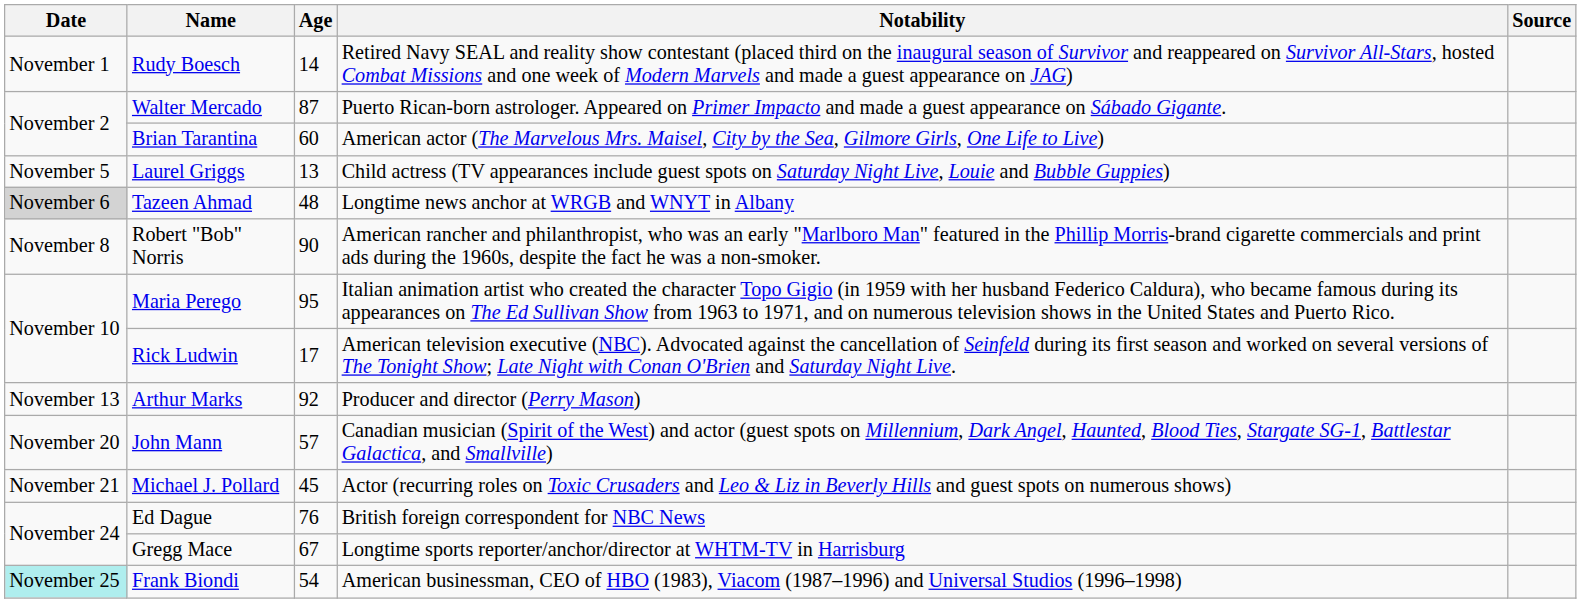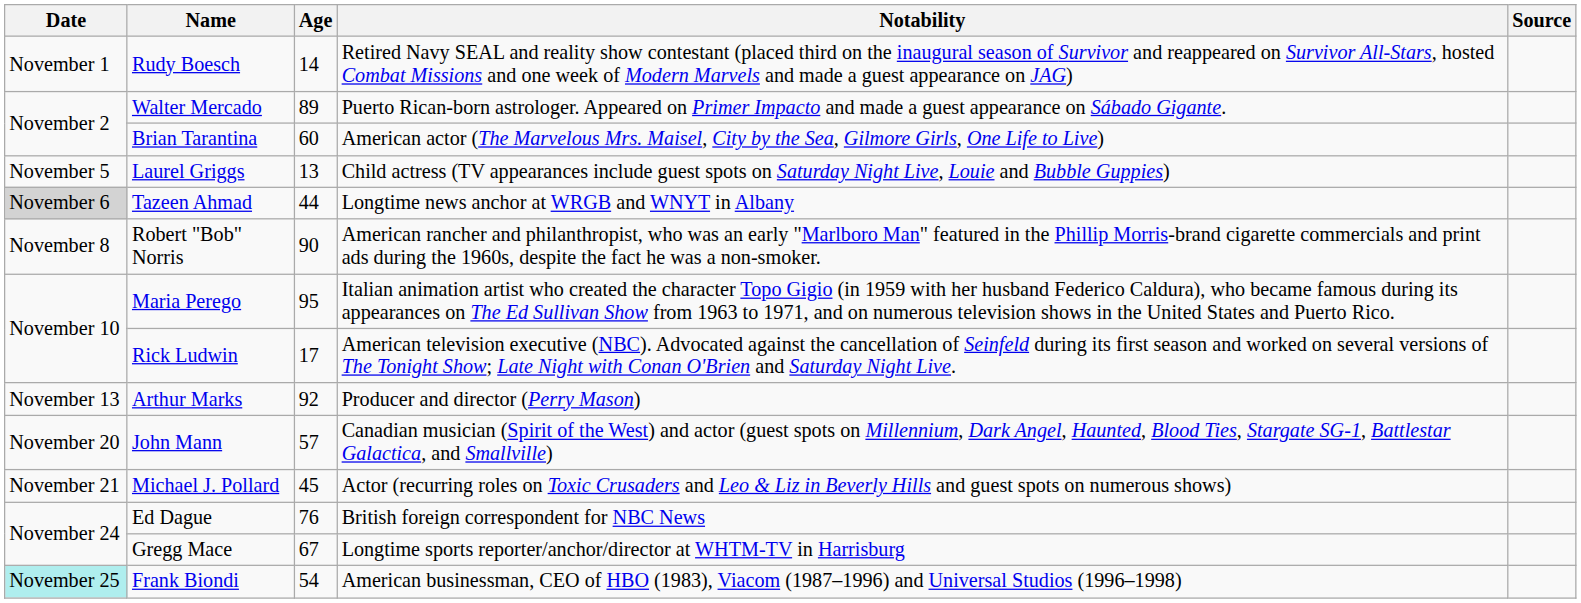(309, 107) 87 -> (309, 107) 89
(309, 203) 48 -> (309, 203) 44
